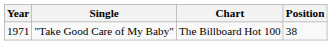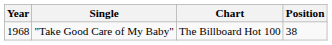(18, 31) 1971 -> (18, 31) 1968
